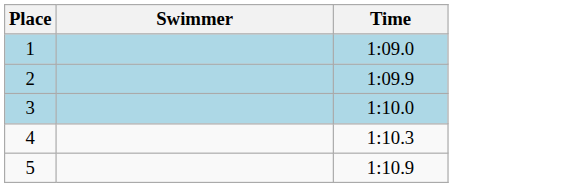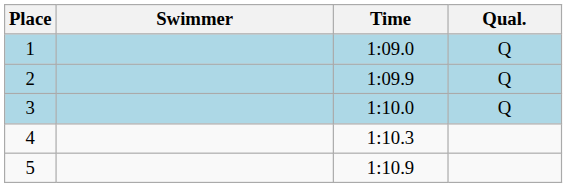+ column: (504, 19)
